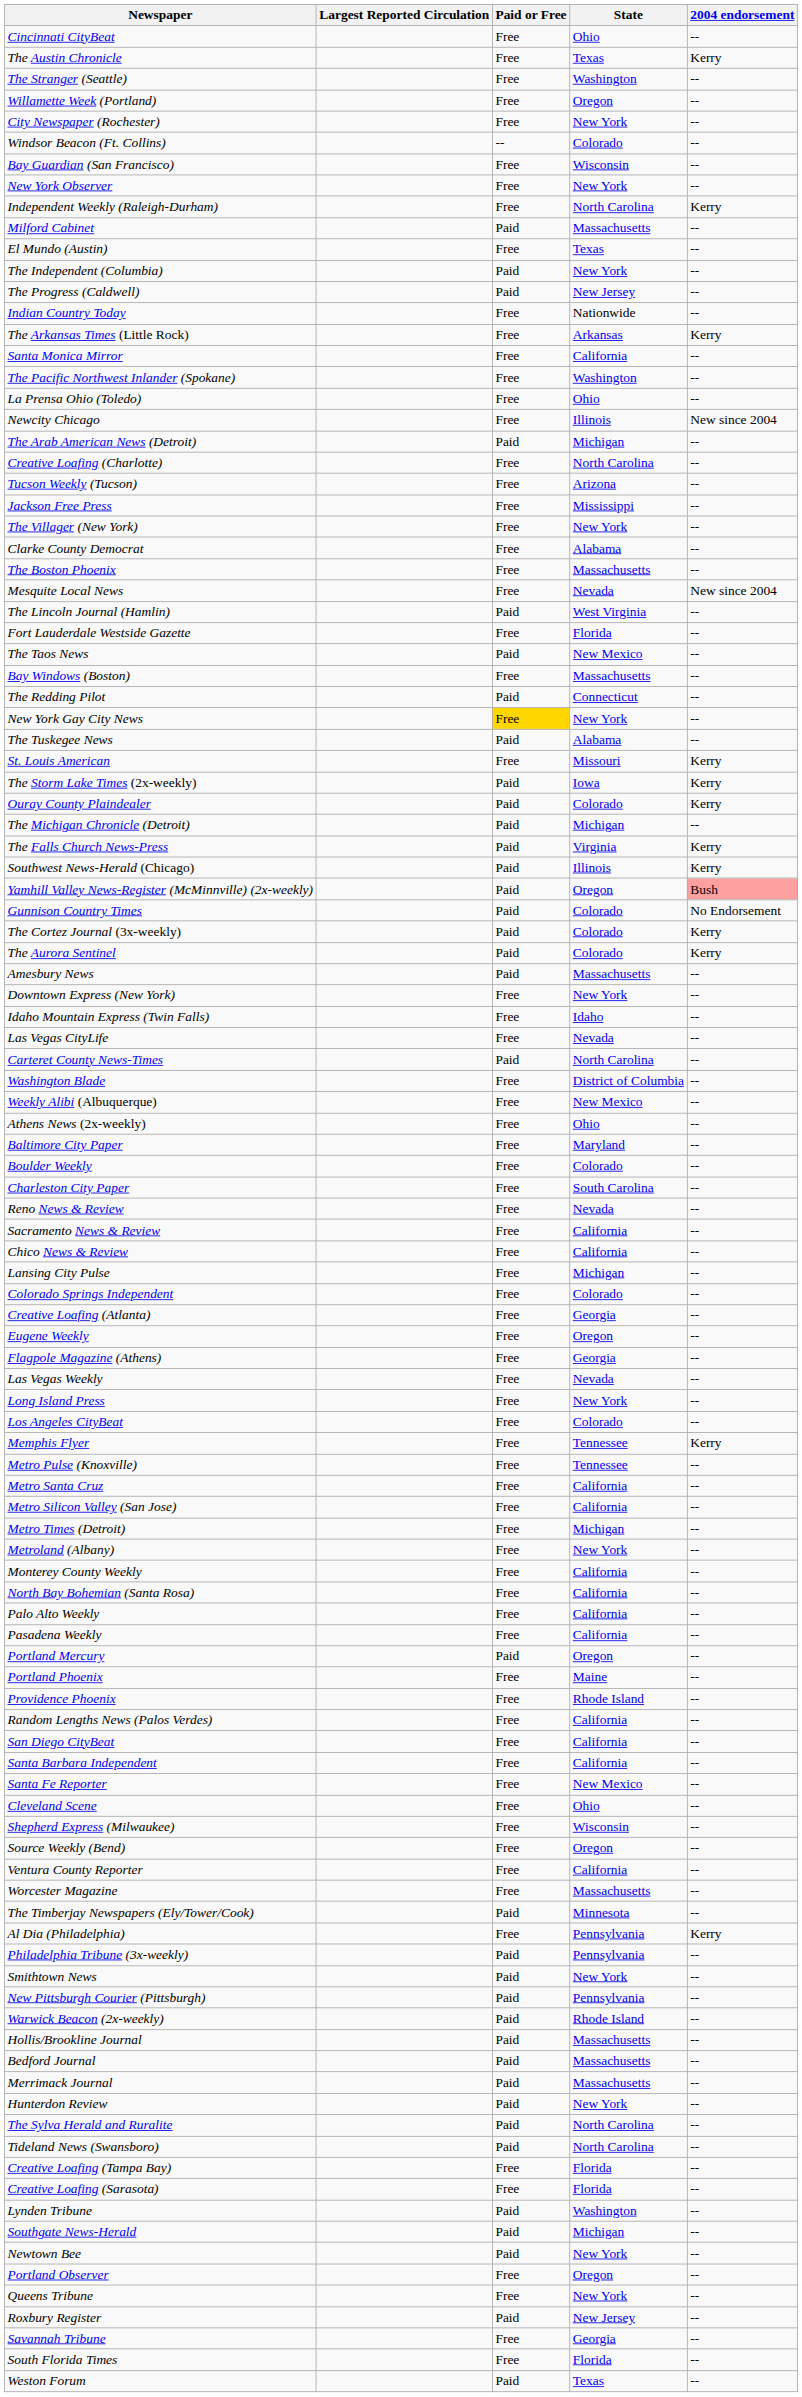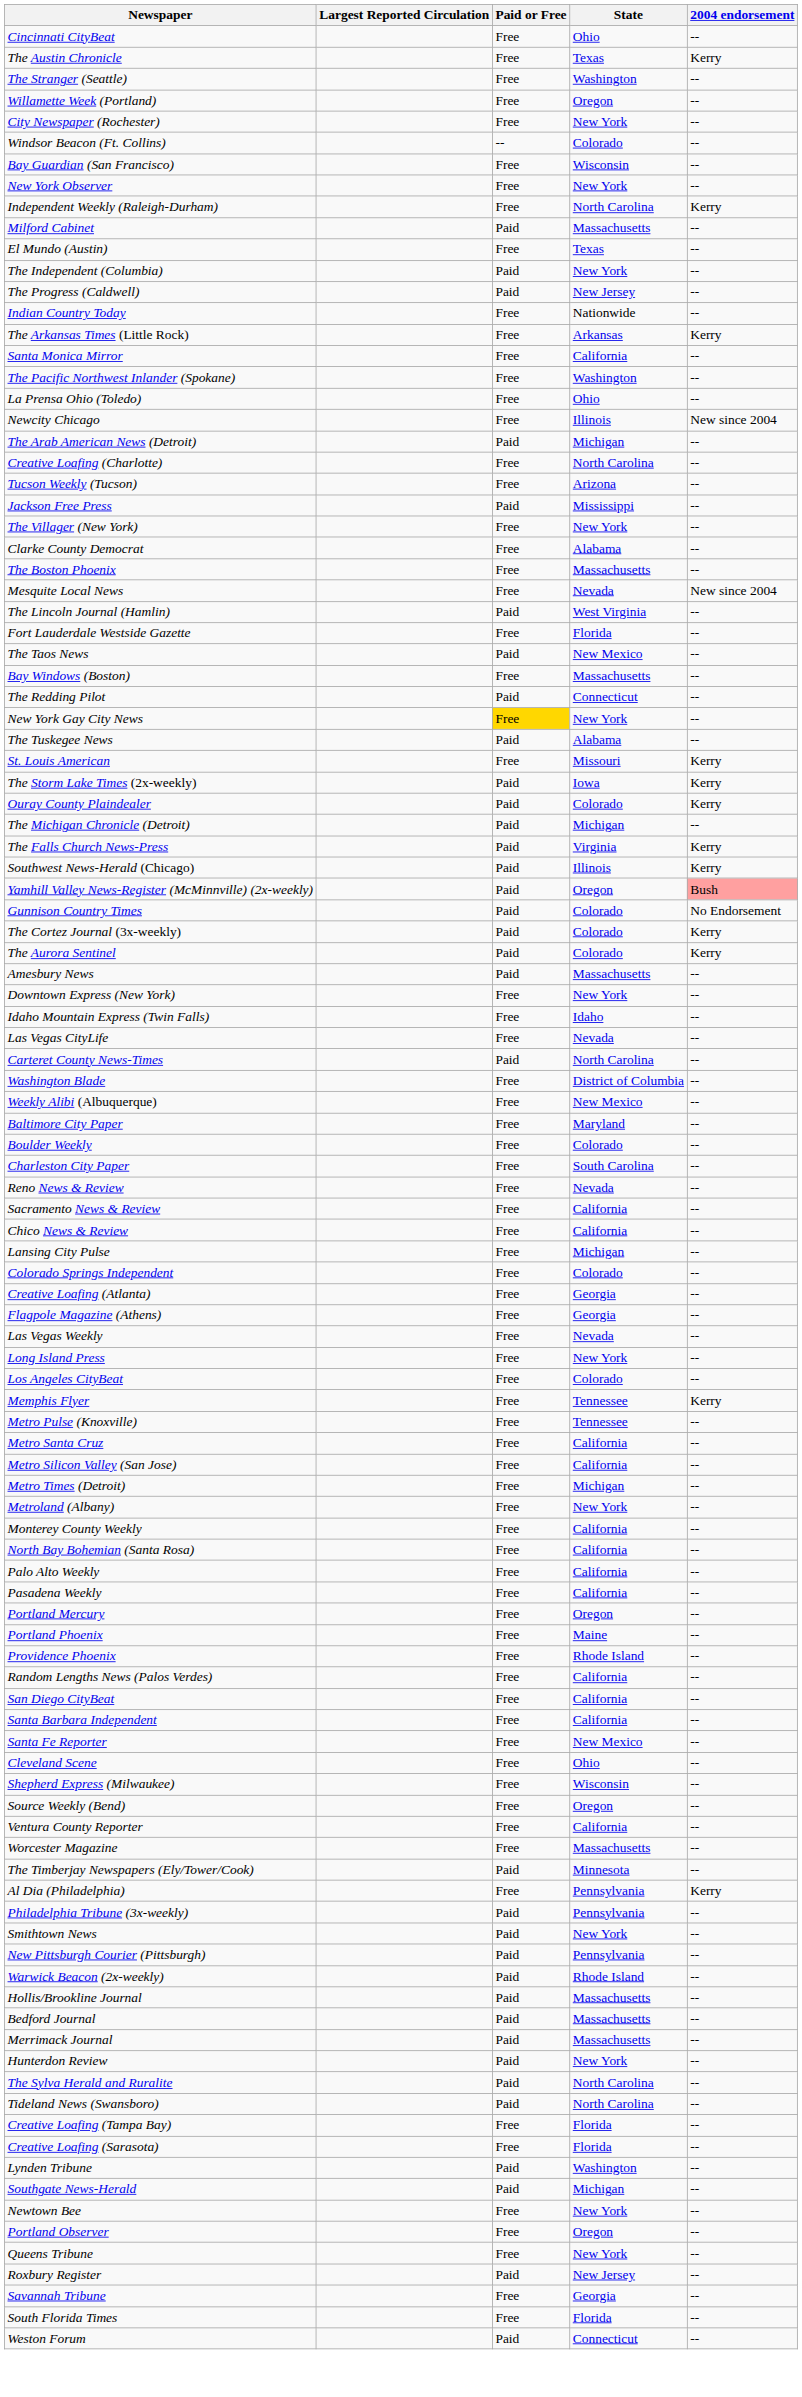(507, 505) Free -> (507, 505) Paid
- row: (77, 1123)
- row: (48, 1336)
(507, 1656) Paid -> (507, 1613) Free
(507, 2253) Paid -> (507, 2210) Free
(588, 2381) Texas -> (605, 2338) Connecticut
